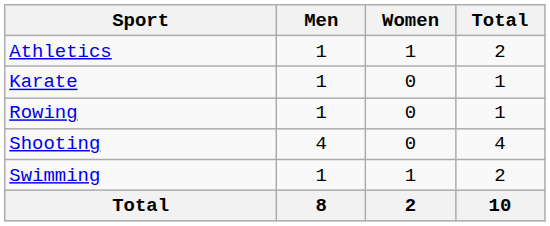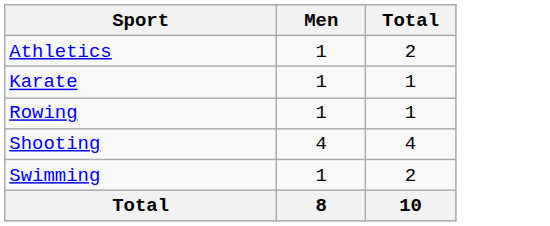- column: (411, 20)
